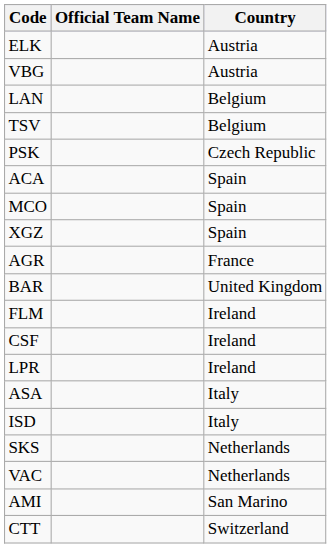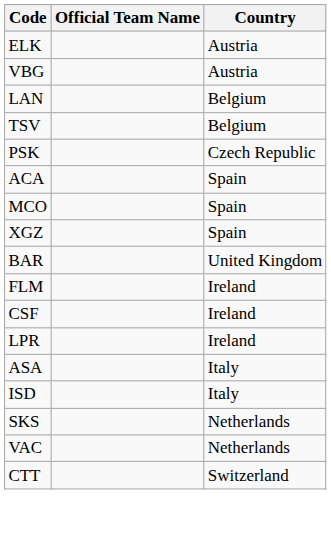- row: (26, 260)
- row: (25, 502)
